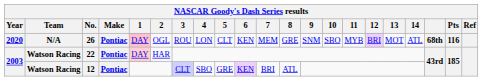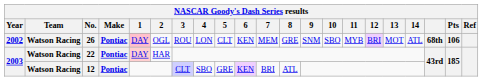(15, 40) 2020 -> (15, 40) 2002
(54, 40) N/A -> (54, 40) Watson Racing
(453, 40) 116 -> (453, 40) 106
